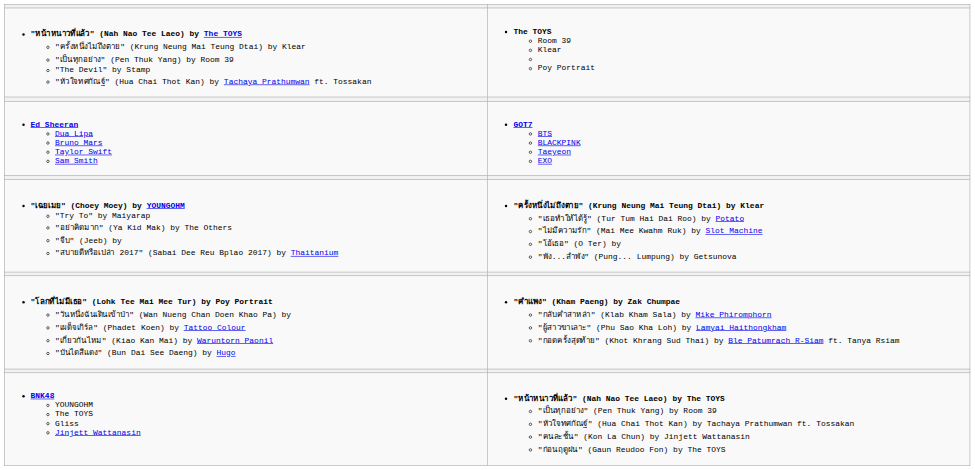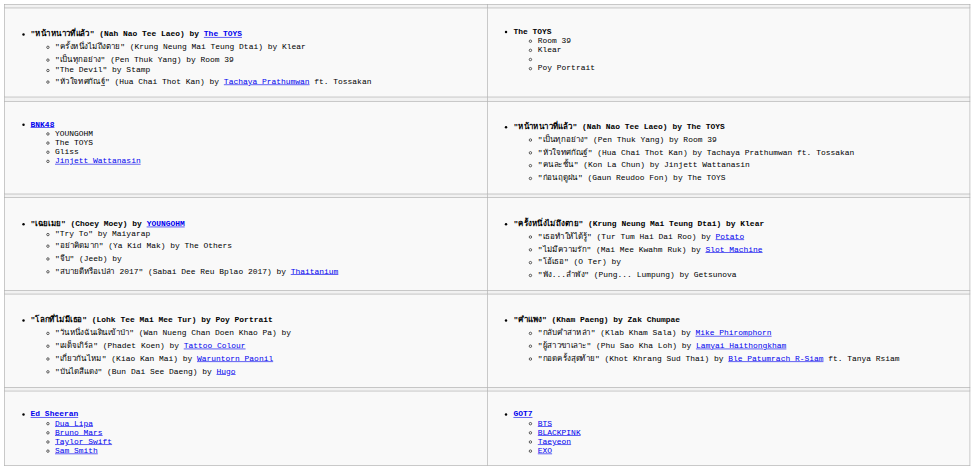rows swapped: (246, 414) <-> (246, 143)
